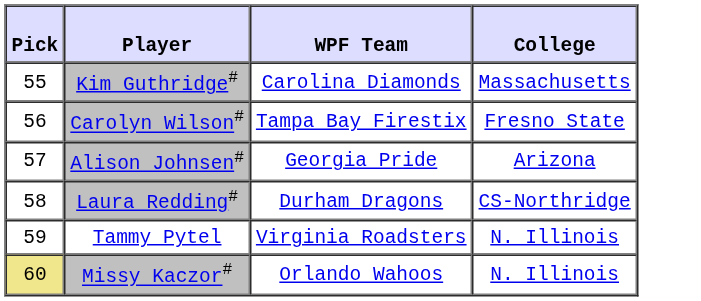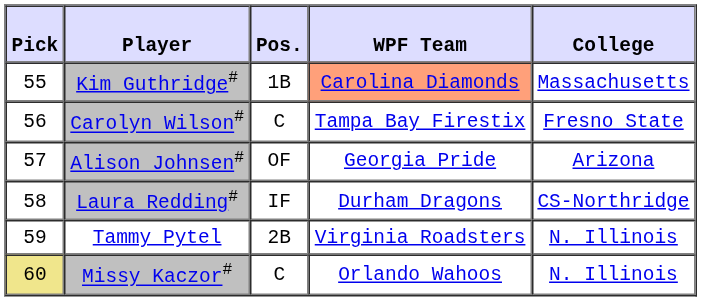+ column: (279, 45)
(361, 82) no background -> (420, 82) lightsalmon background
